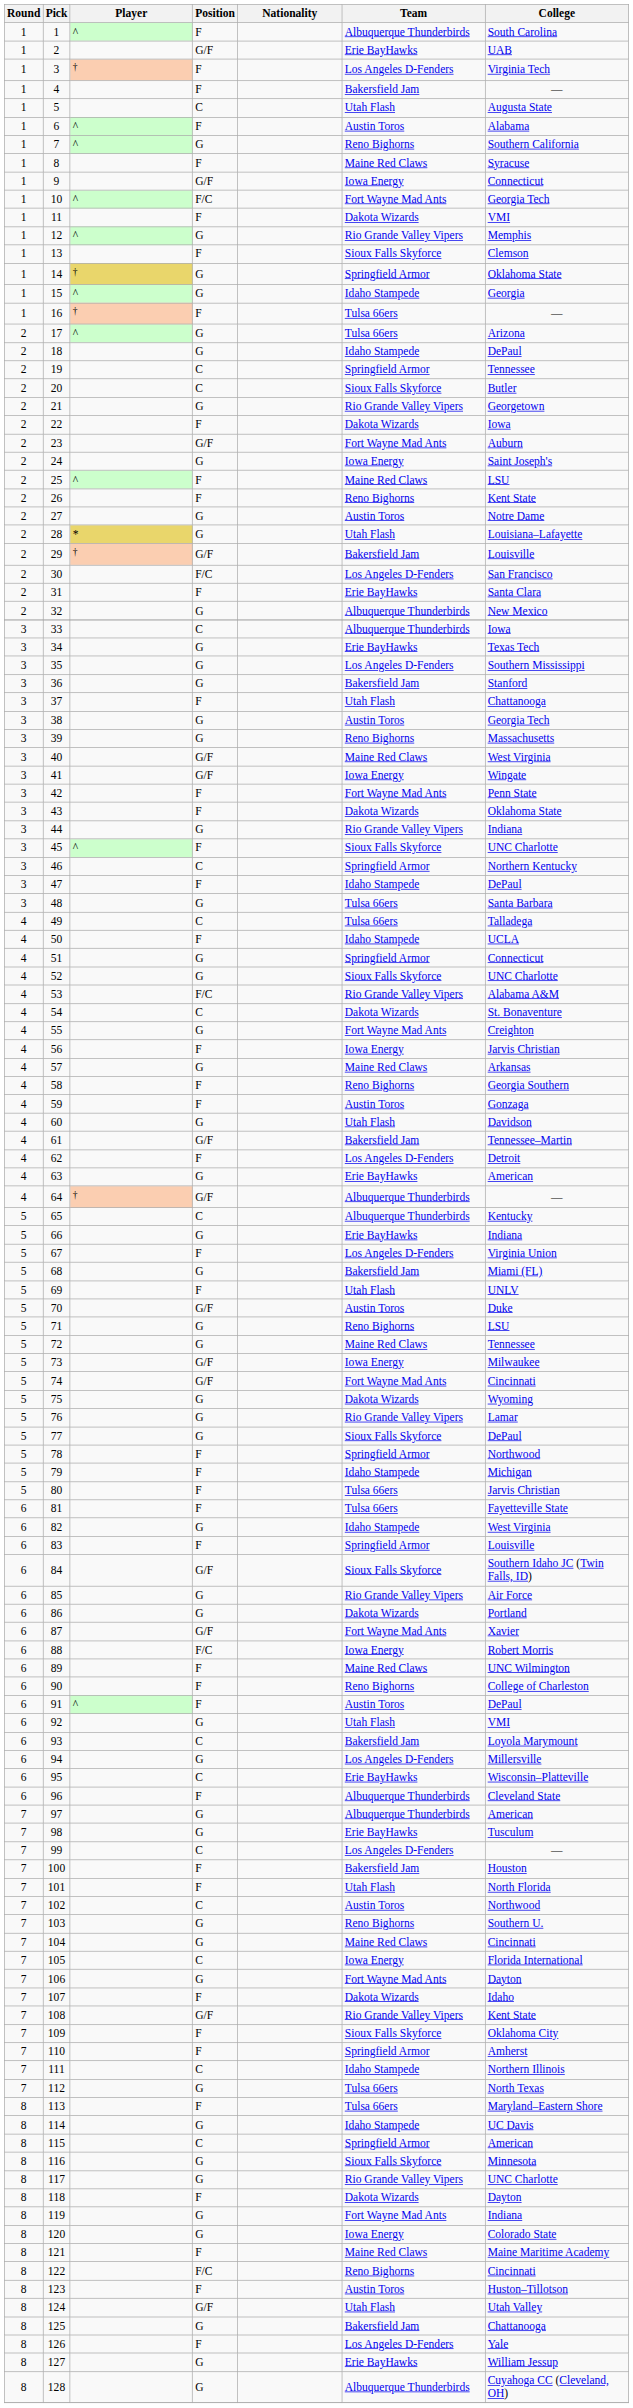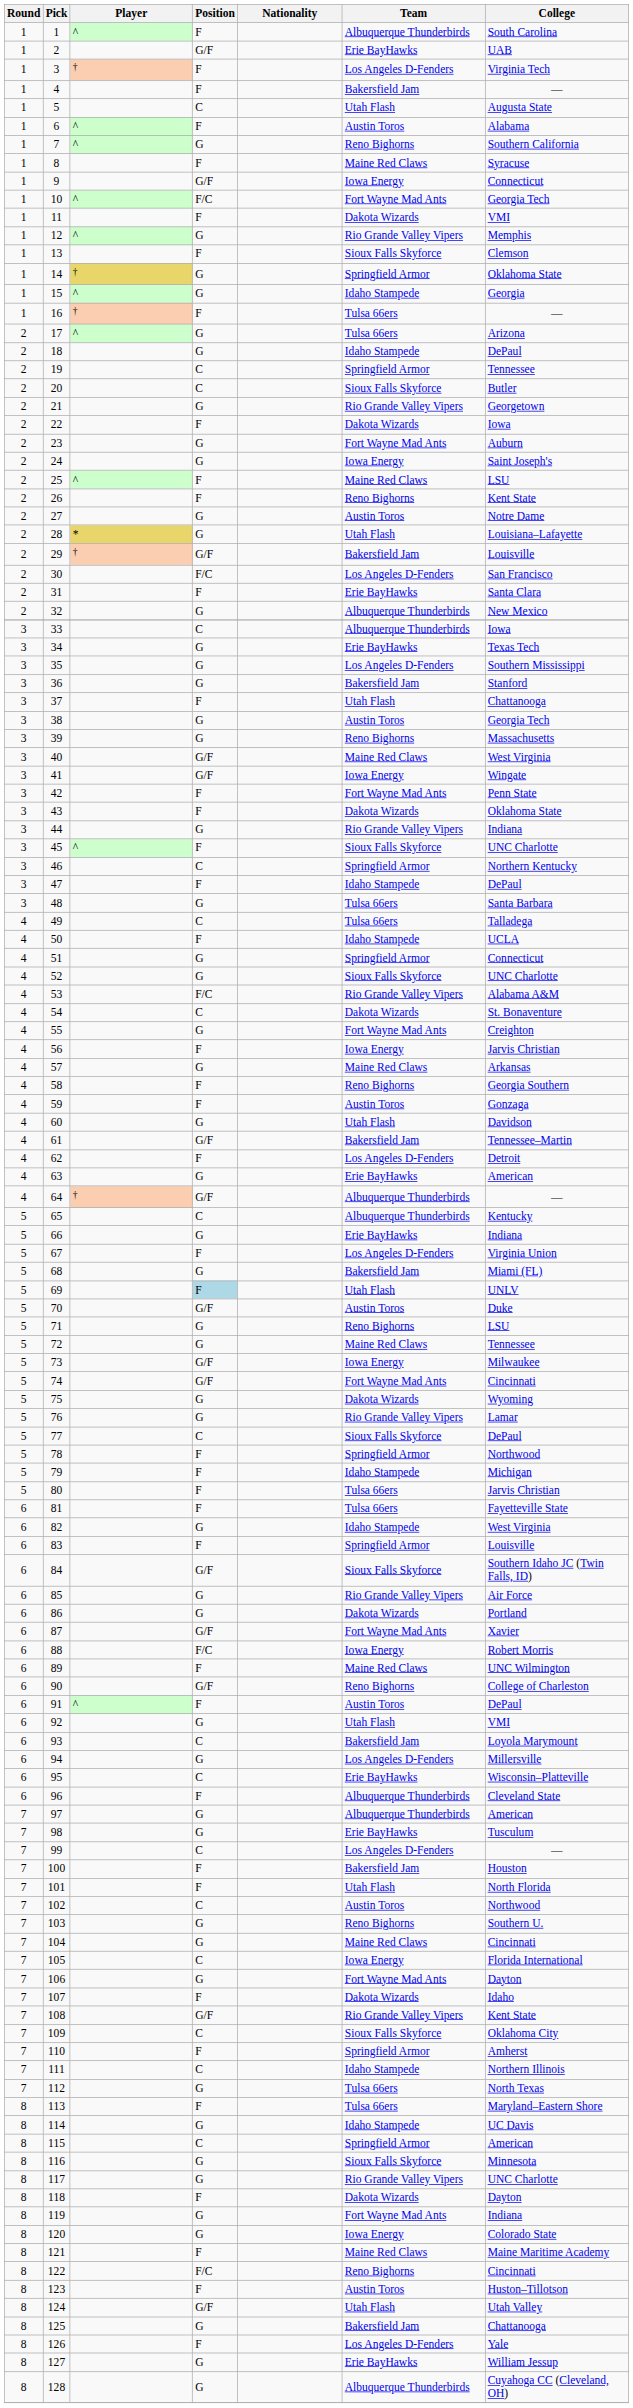(204, 443) G/F -> (199, 443) G
(198, 1289) no background -> (198, 1289) lightblue background
(199, 1436) G -> (199, 1436) C
(198, 1686) F -> (204, 1686) G/F
(198, 2033) F -> (199, 2033) C
